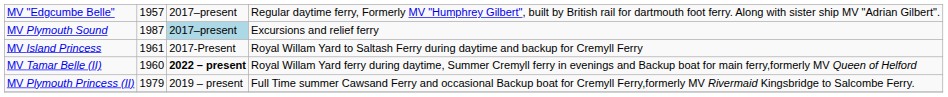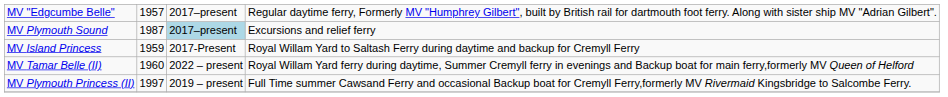(152, 48) 1961 -> (152, 48) 1959
(208, 65) bold -> (206, 65) normal
(152, 83) 1979 -> (152, 83) 1997
